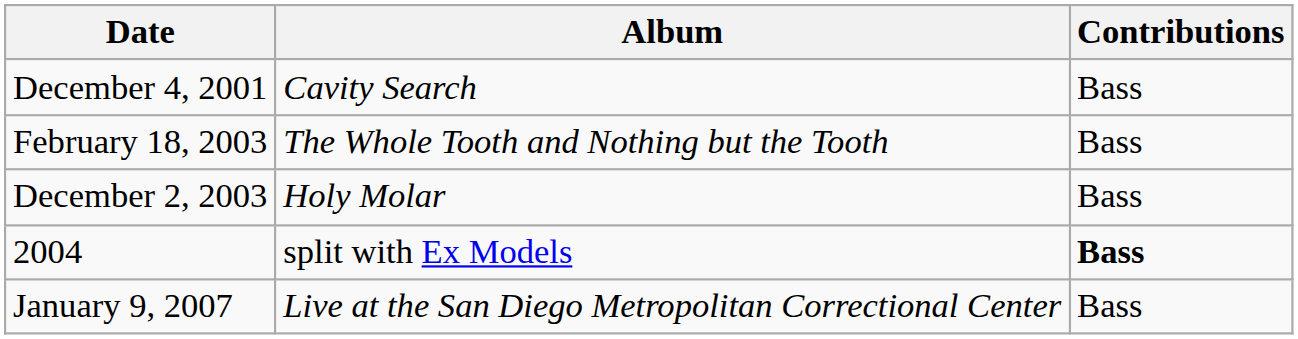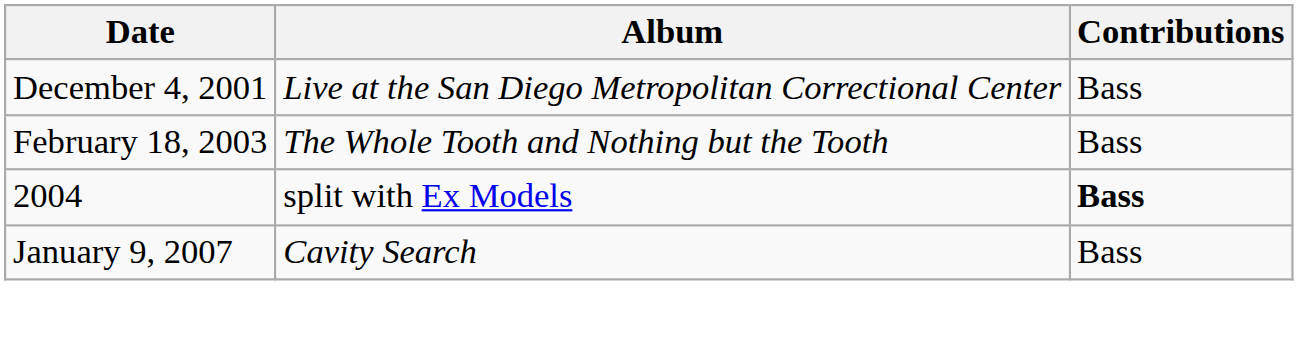(380, 86) Cavity Search -> (672, 86) Live at the San Diego Metropolitan Correctional Center
- row: (140, 196)
(672, 305) Live at the San Diego Metropolitan Correctional Center -> (380, 251) Cavity Search
